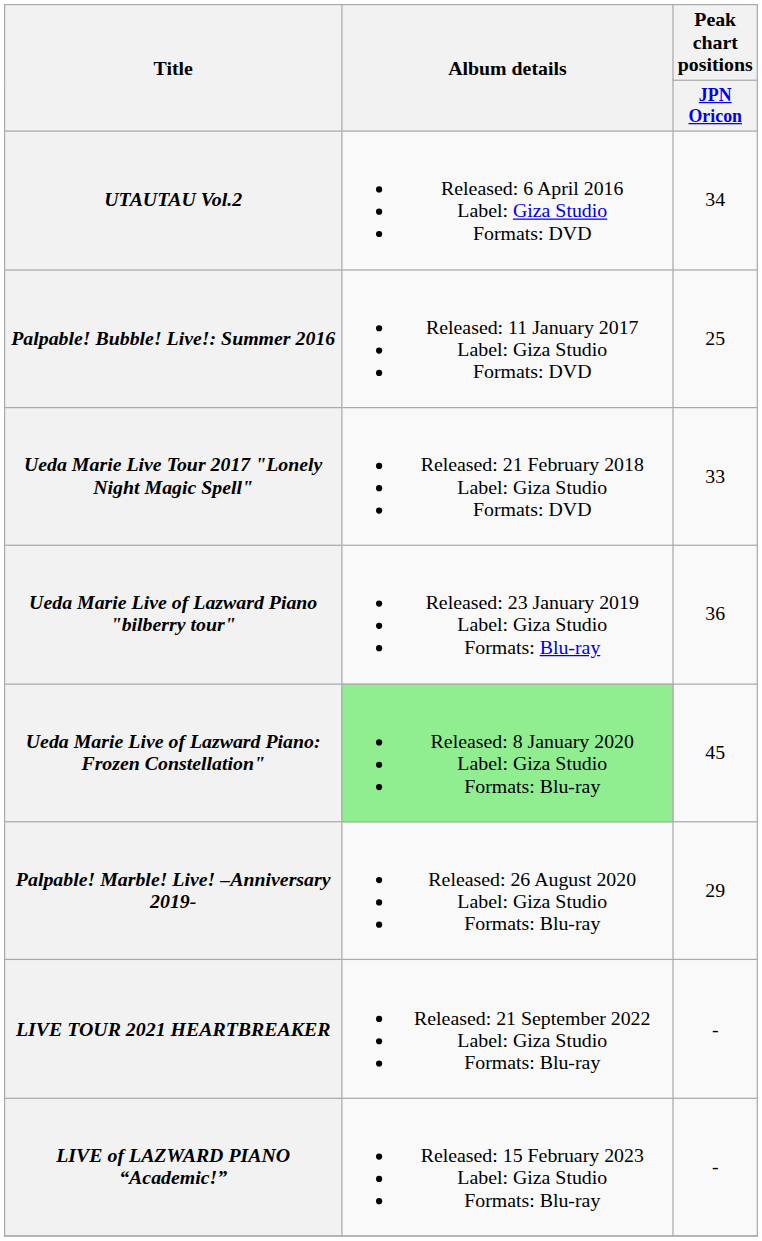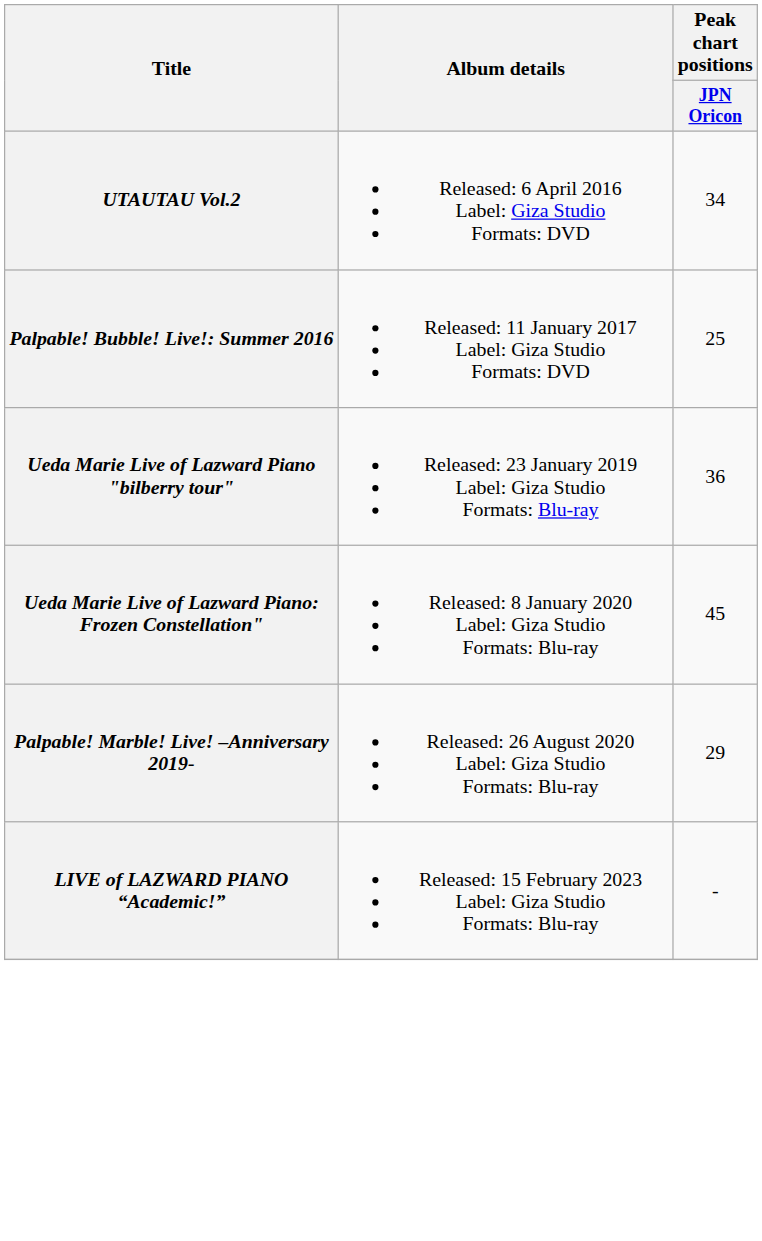- row: (173, 476)
(507, 764) lightgreen background -> (506, 626) no background
- row: (173, 1028)
